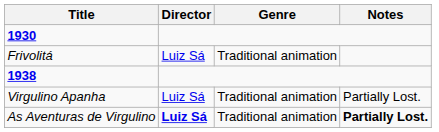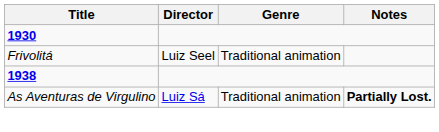(183, 55) Luiz Sá -> (188, 55) Luiz Seel
- row: (56, 96)
(184, 117) bold -> (183, 96) normal
